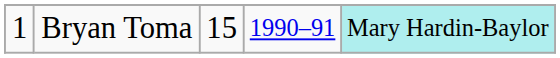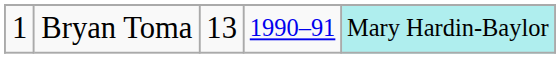(222, 28) 15 -> (222, 28) 13
